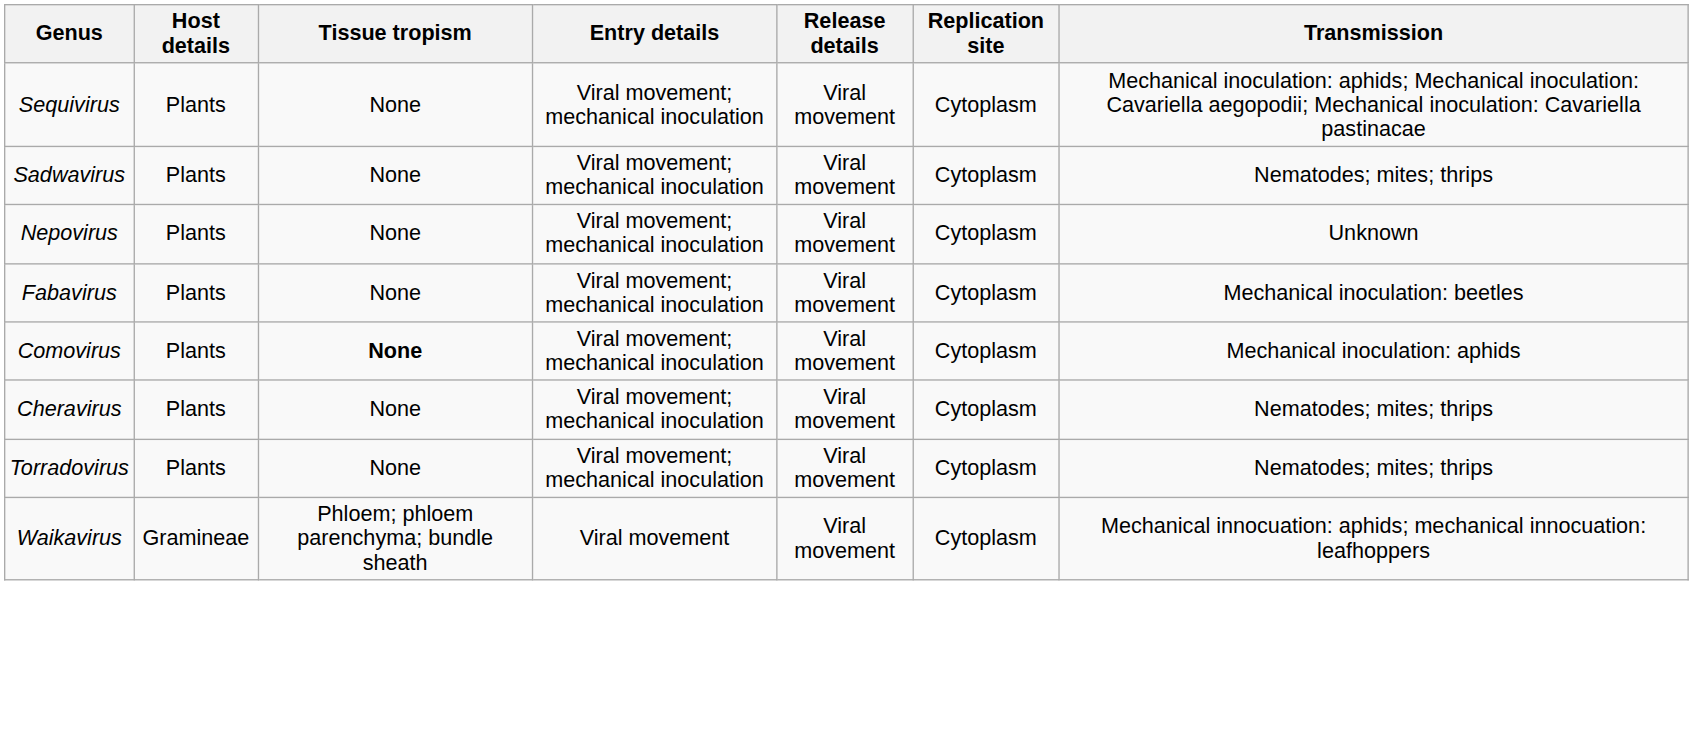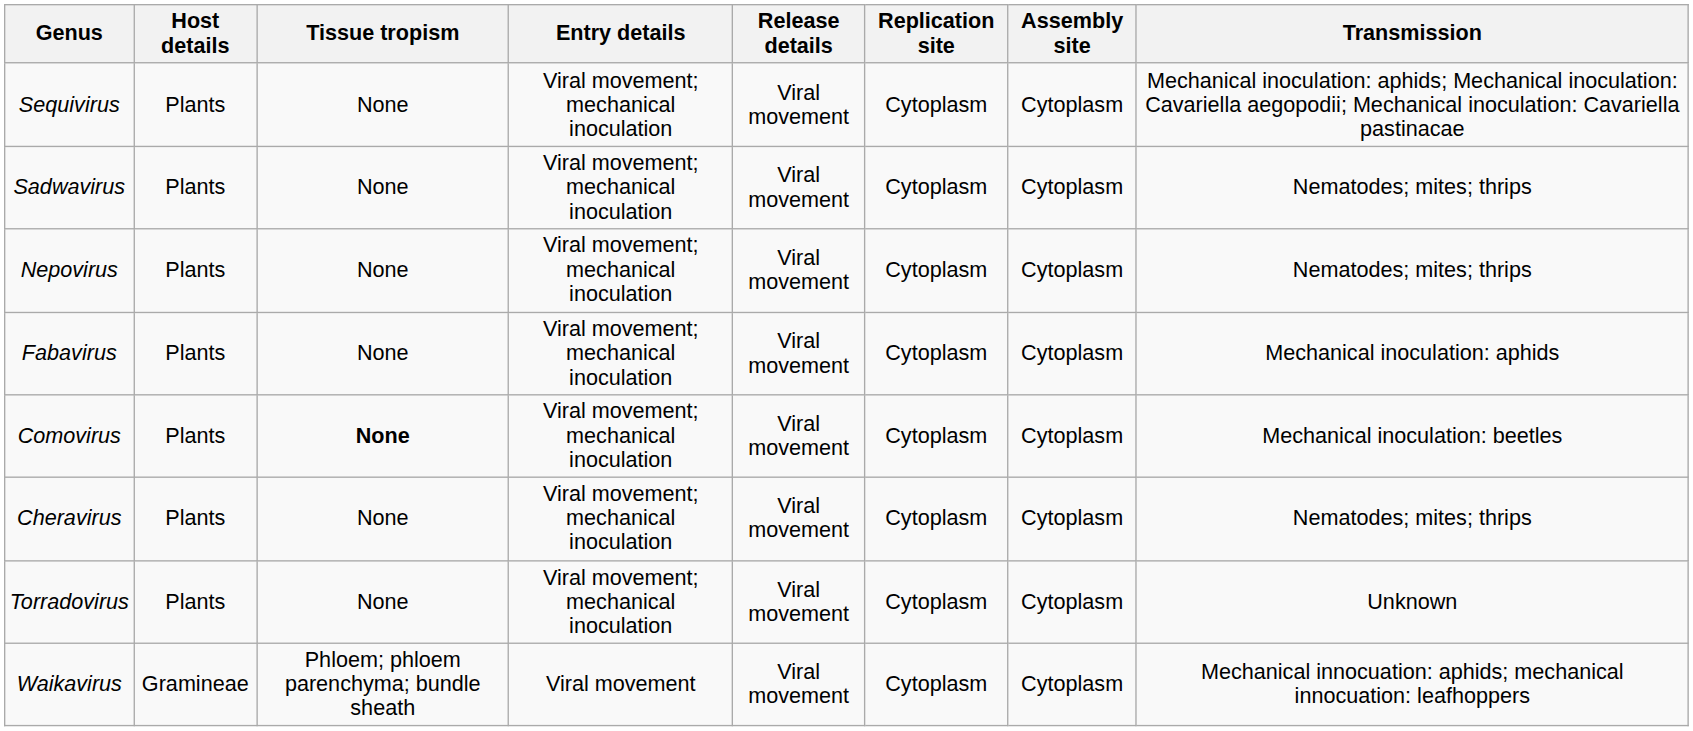+ column: (1072, 33)
(1374, 233) Unknown -> (1412, 270) Nematodes; mites; thrips
(1374, 292) Mechanical inoculation: beetles -> (1412, 353) Mechanical inoculation: aphids
(1374, 350) Mechanical inoculation: aphids -> (1412, 435) Mechanical inoculation: beetles
(1374, 467) Nematodes; mites; thrips -> (1412, 601) Unknown
